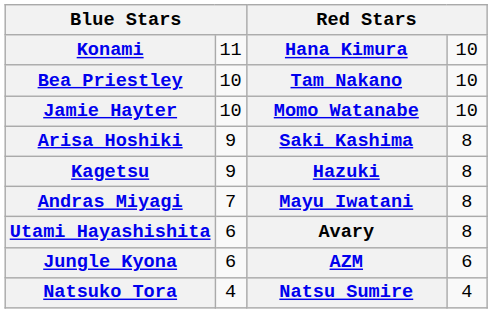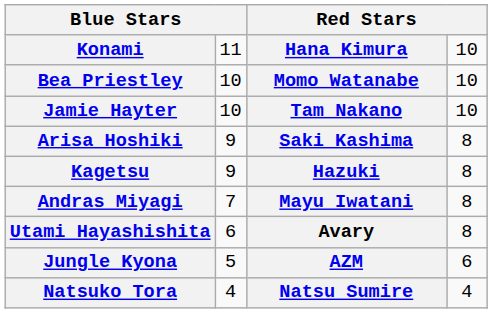(346, 80) Tam Nakano -> (346, 80) Momo Watanabe
(346, 111) Momo Watanabe -> (346, 111) Tam Nakano
(231, 262) 6 -> (231, 262) 5
